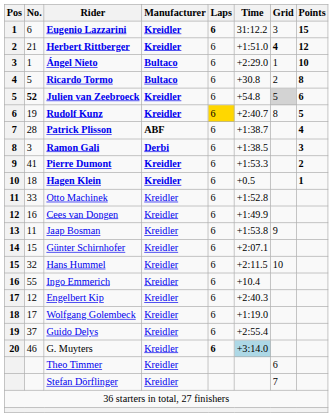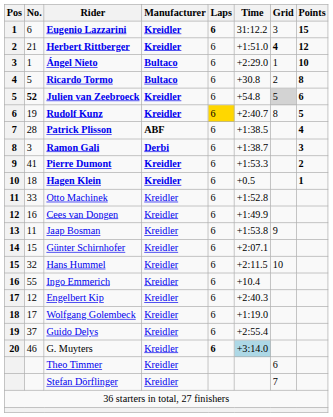(252, 130) +1:38.7 -> (252, 130) +1:38.5
(252, 147) +1:38.5 -> (252, 147) +1:38.7
